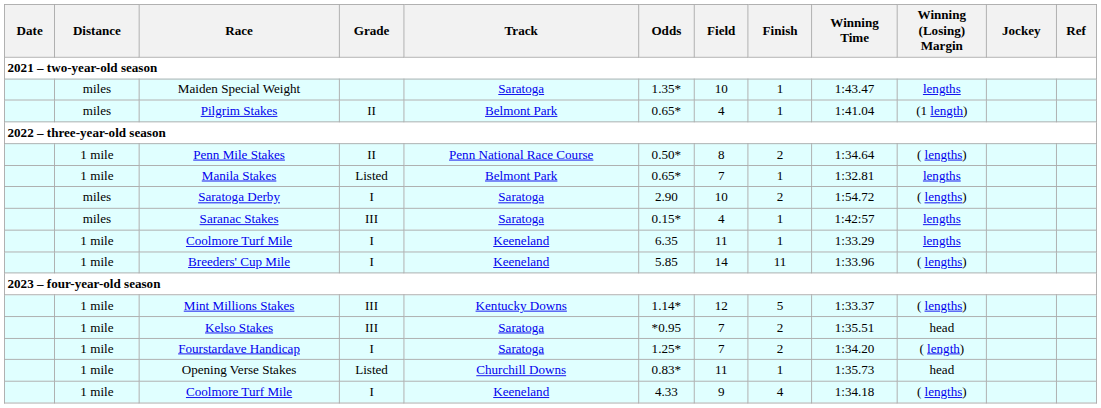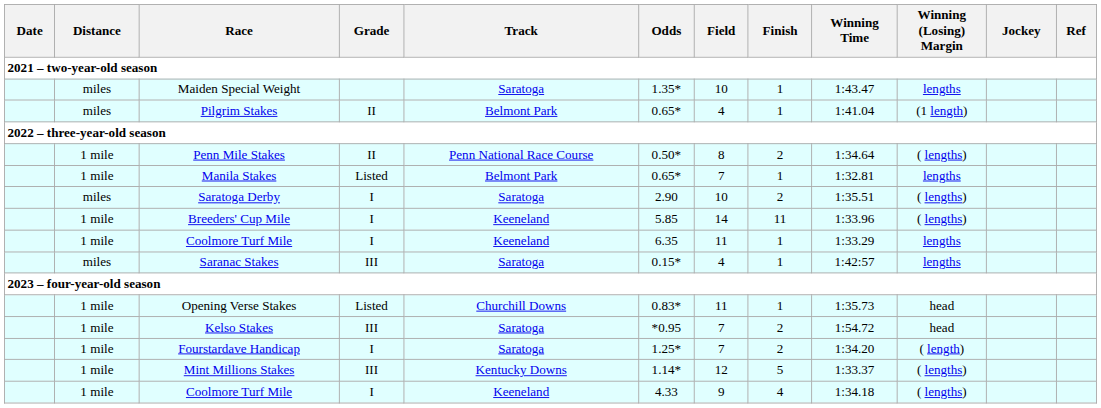(855, 197) 1:54.72 -> (855, 197) 1:35.51
rows swapped: (239, 219) <-> (239, 262)
rows swapped: (239, 370) <-> (239, 305)
(855, 327) 1:35.51 -> (855, 327) 1:54.72
